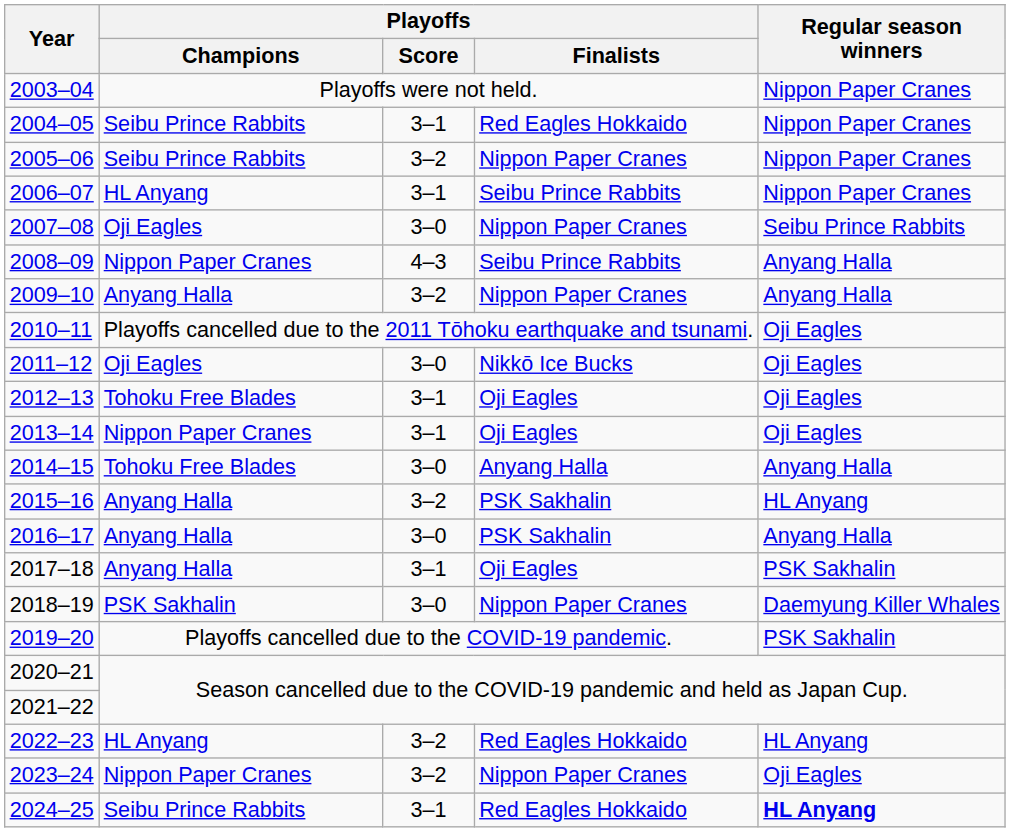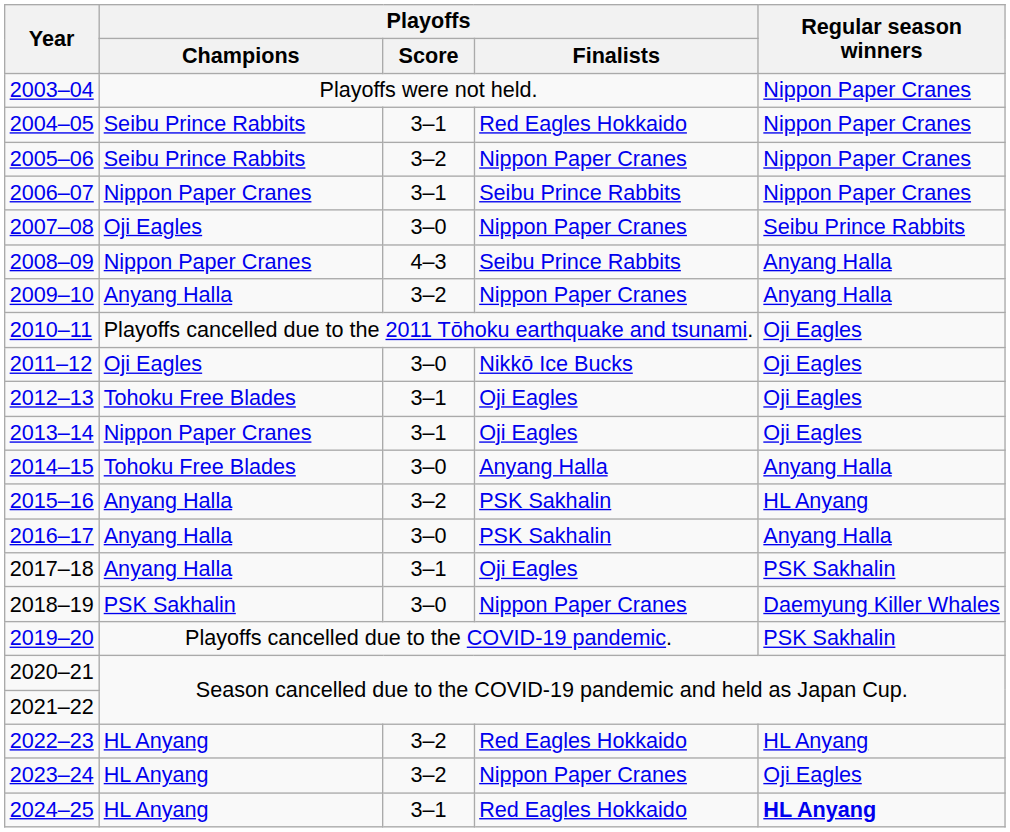(156, 192) HL Anyang -> (208, 192) Nippon Paper Cranes
(208, 775) Nippon Paper Cranes -> (156, 775) HL Anyang
(205, 809) Seibu Prince Rabbits -> (156, 809) HL Anyang
